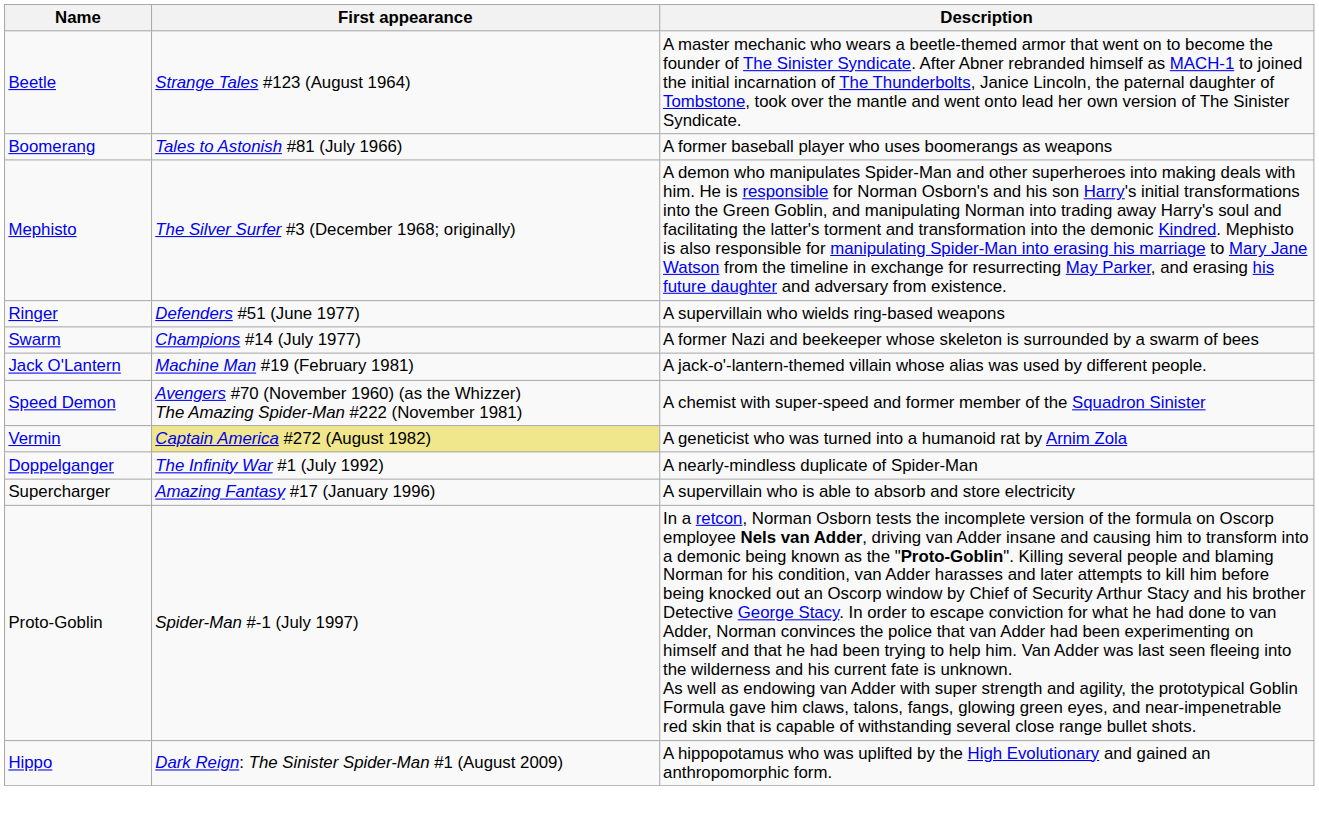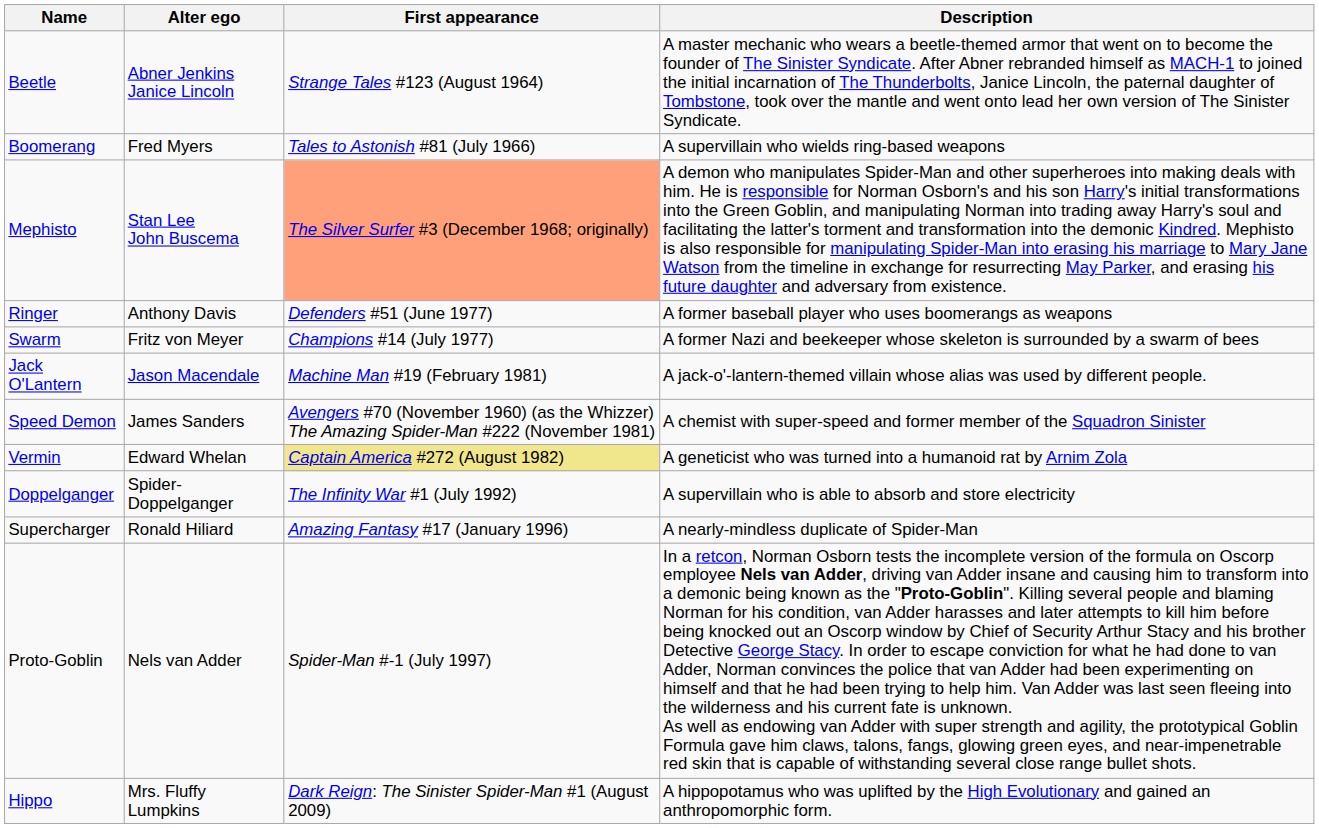+ column: (204, 17)
(888, 146) A former baseball player who uses boomerangs as weapons -> (834, 146) A supervillain who wields ring-based weapons
(335, 230) no background -> (468, 230) lightsalmon background
(834, 313) A supervillain who wields ring-based weapons -> (888, 313) A former baseball player who uses boomerangs as weapons
(820, 465) A nearly-mindless duplicate of Spider-Man -> (869, 493) A supervillain who is able to absorb and store electricity
(869, 492) A supervillain who is able to absorb and store electricity -> (820, 529) A nearly-mindless duplicate of Spider-Man
